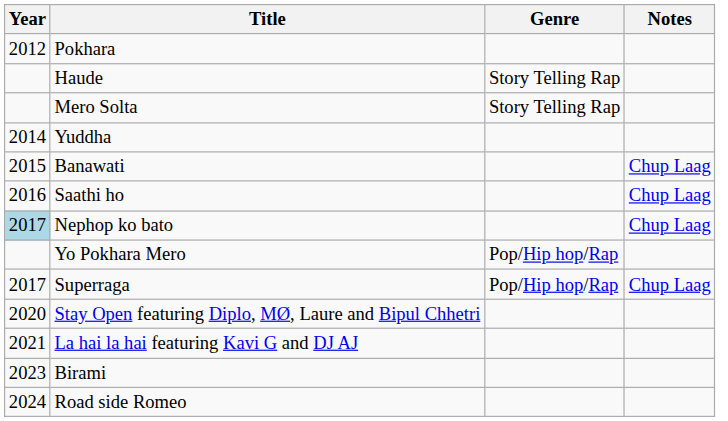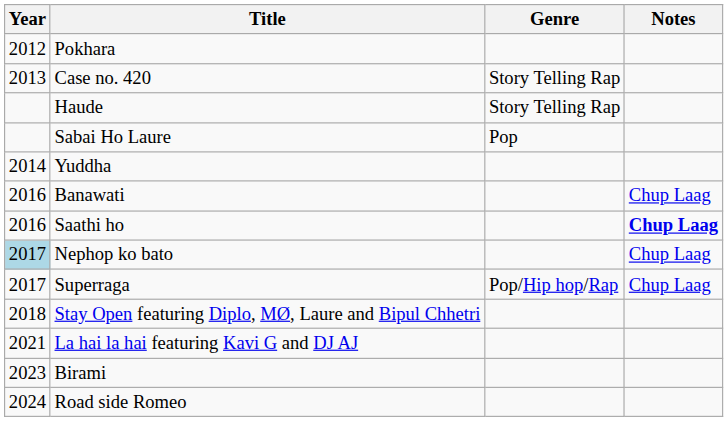+ row: (103, 78)
- row: (96, 107)
+ row: (113, 136)
(27, 166) 2015 -> (27, 195) 2016
(670, 195) normal -> (673, 225) bold
- row: (120, 254)
(27, 313) 2020 -> (27, 313) 2018
